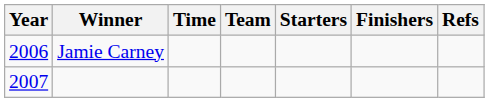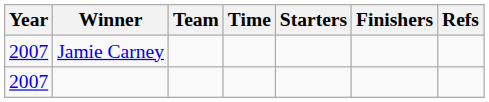columns swapped: (194, 19) <-> (248, 19)
(29, 50) 2006 -> (29, 50) 2007
